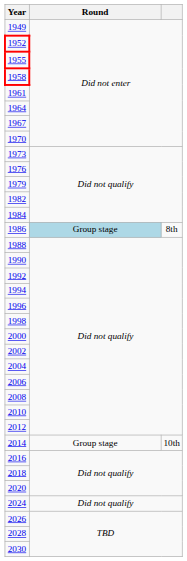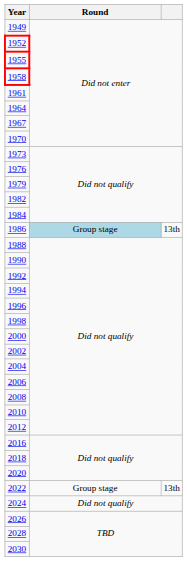(172, 230) 8th -> (172, 230) 13th
- row: (17, 443)
+ row: (17, 488)
